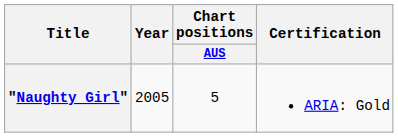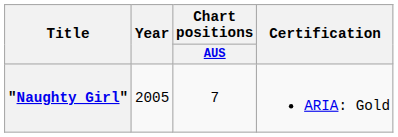(215, 98) 5 -> (215, 98) 7
